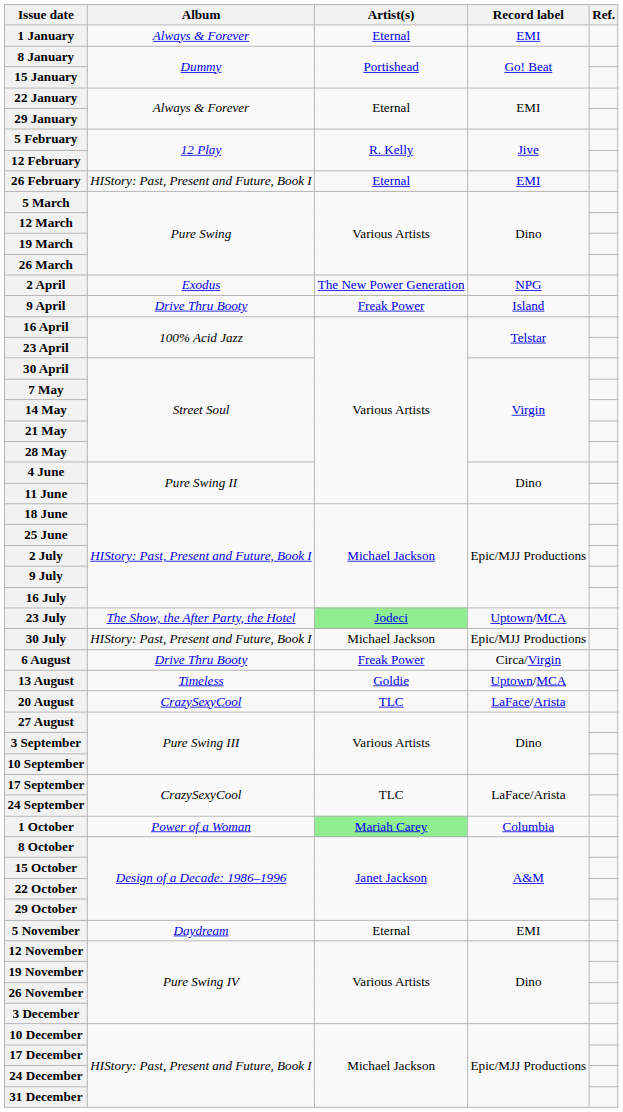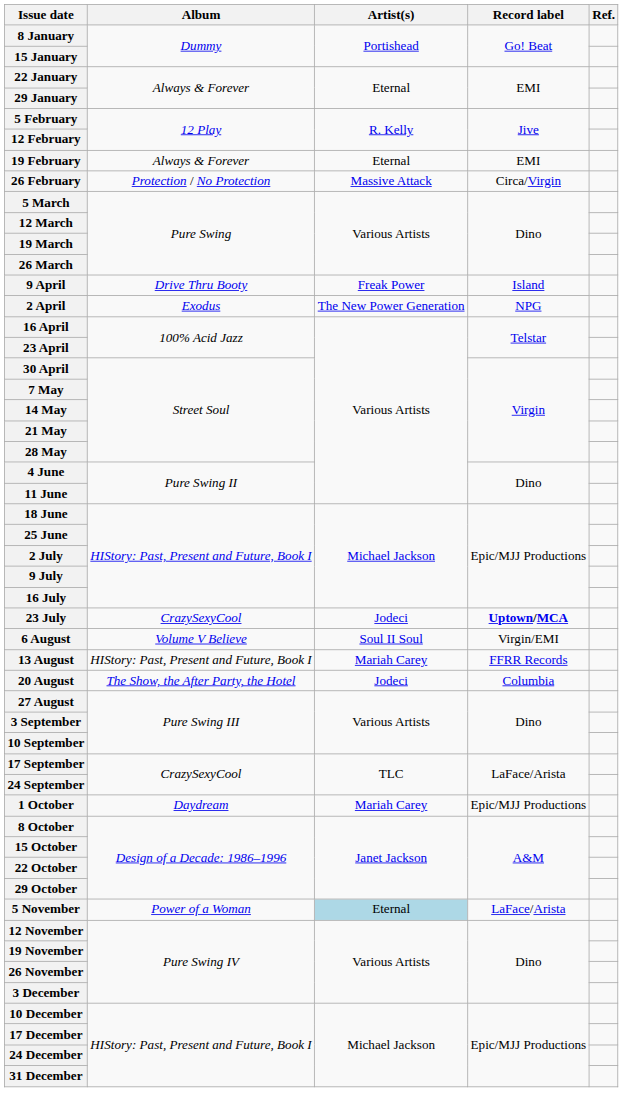- row: (46, 35)
+ row: (46, 160)
(201, 181) HIStory: Past, Present and Future, Book I -> (201, 181) Protection / No Protection
(391, 181) Eternal -> (391, 181) Massive Attack
(528, 181) EMI -> (528, 181) Circa/Virgin
rows swapped: (46, 285) <-> (46, 306)
(201, 618) The Show, the After Party, the Hotel -> (201, 618) CrazySexyCool
(391, 618) lightgreen background -> (391, 618) no background
(528, 618) normal -> (528, 618) bold
- row: (46, 639)
(201, 659) Drive Thru Booty -> (201, 639) Volume V Believe
(391, 659) Freak Power -> (391, 639) Soul II Soul
(528, 659) Circa/Virgin -> (528, 639) Virgin/EMI
(201, 680) Timeless -> (201, 659) HIStory: Past, Present and Future, Book I
(391, 680) Goldie -> (391, 659) Mariah Carey
(528, 680) Uptown/MCA -> (528, 659) FFRR Records
(201, 701) CrazySexyCool -> (201, 680) The Show, the After Party, the Hotel
(391, 701) TLC -> (391, 680) Jodeci
(528, 701) LaFace/Arista -> (528, 680) Columbia
(201, 826) Power of a Woman -> (201, 805) Daydream
(391, 826) lightgreen background -> (391, 805) no background
(528, 826) Columbia -> (528, 805) Epic/MJJ Productions
(201, 930) Daydream -> (201, 909) Power of a Woman
(391, 930) no background -> (391, 909) lightblue background
(528, 930) EMI -> (528, 909) LaFace/Arista
